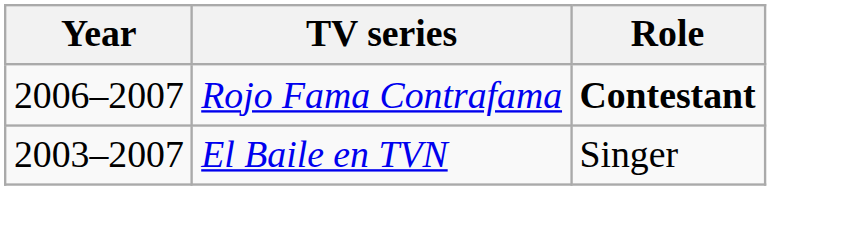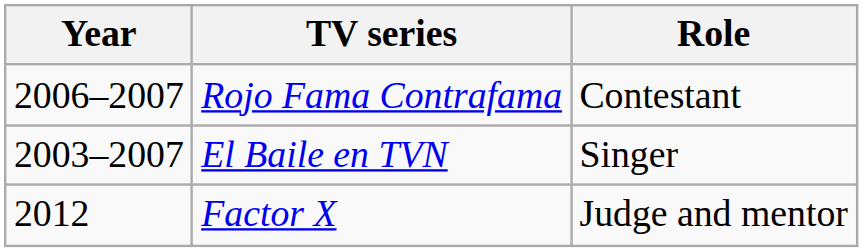(668, 94) bold -> (660, 94) normal
+ row: (269, 214)
